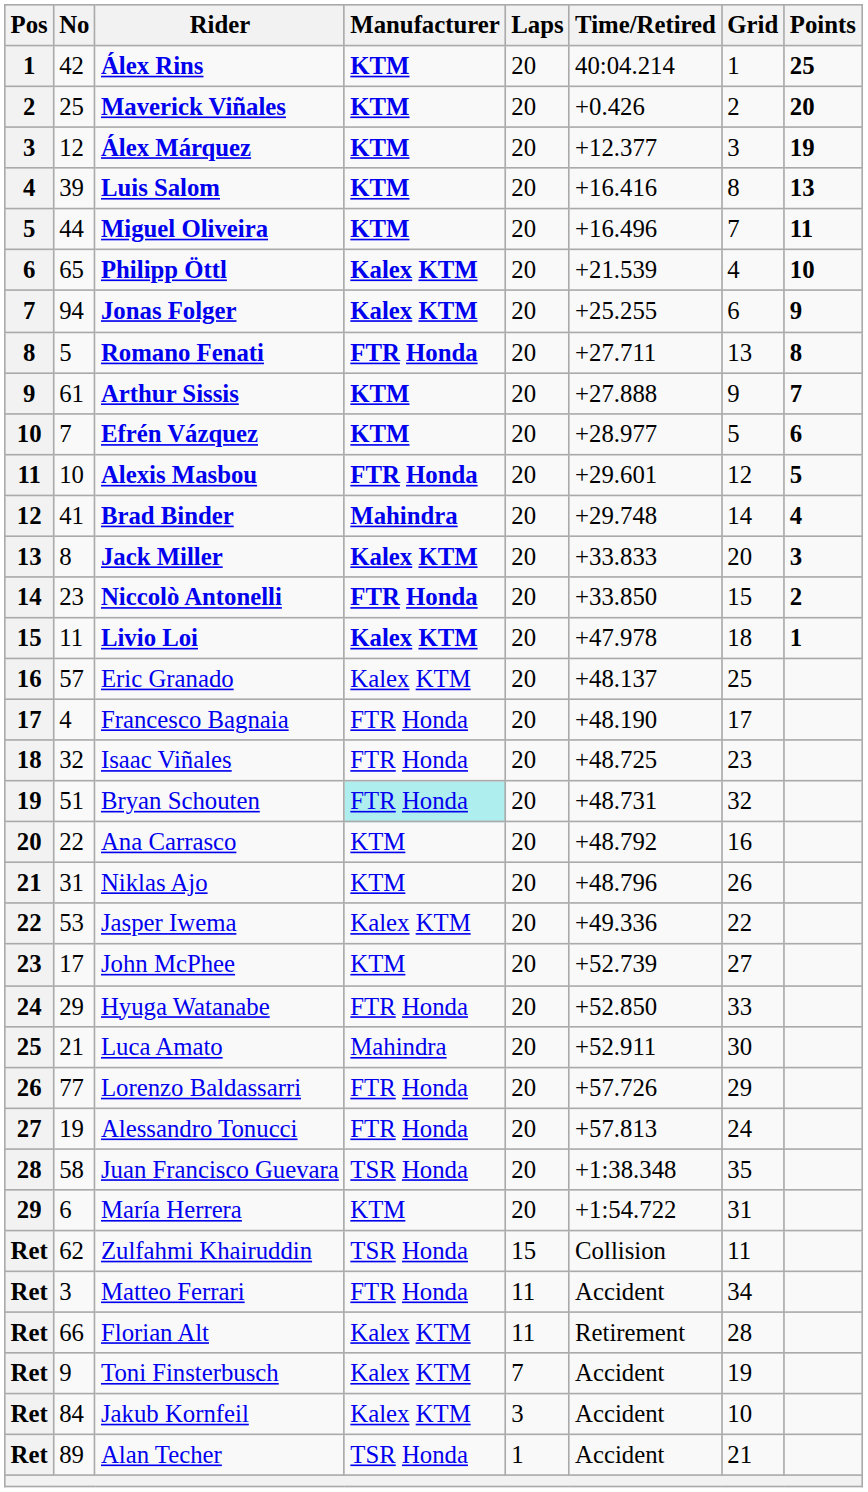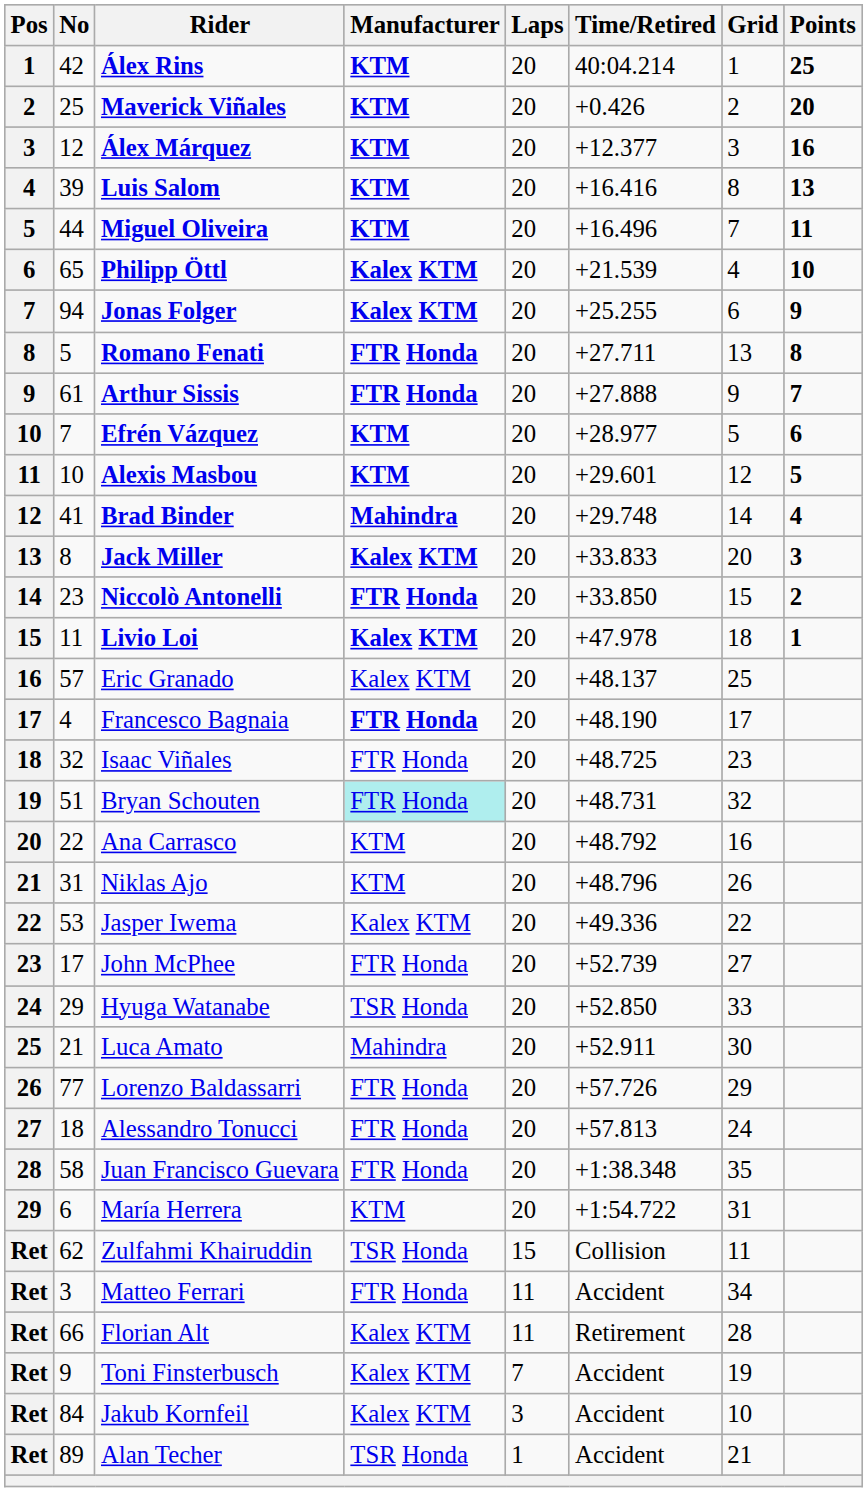(802, 147) 19 -> (802, 147) 16
(380, 392) KTM -> (414, 392) FTR Honda
(414, 474) FTR Honda -> (380, 474) KTM
(409, 719) normal -> (414, 719) bold
(378, 964) KTM -> (409, 964) FTR Honda
(409, 1005) FTR Honda -> (409, 1005) TSR Honda
(72, 1128) 19 -> (72, 1128) 18
(409, 1168) TSR Honda -> (409, 1168) FTR Honda
